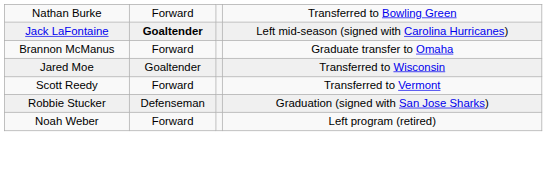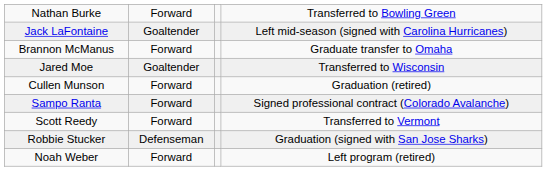(173, 31) bold -> (171, 31) normal
+ row: (66, 85)
+ row: (66, 103)
